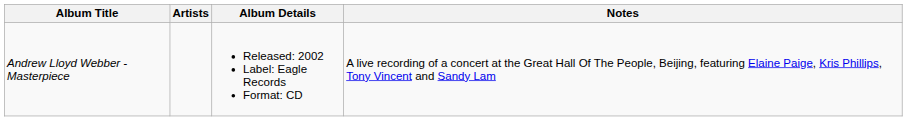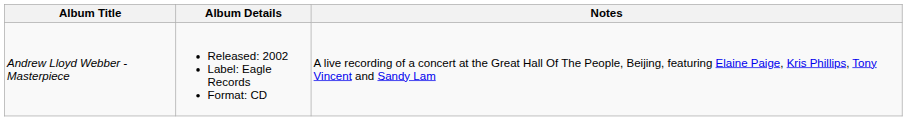- column: (191, 13)
